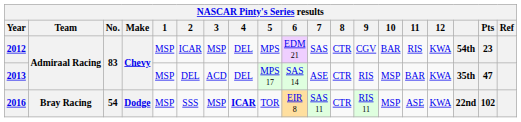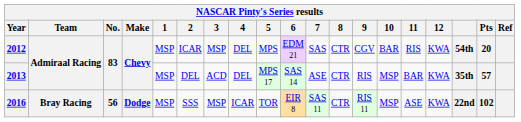(488, 49) 23 -> (486, 49) 20
(488, 76) 47 -> (486, 76) 57
(113, 103) 54 -> (113, 103) 56
(243, 103) bold -> (243, 103) normal
